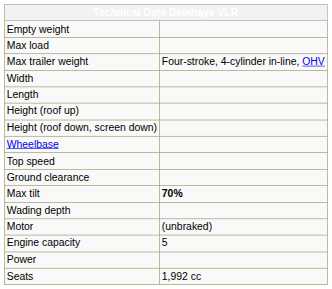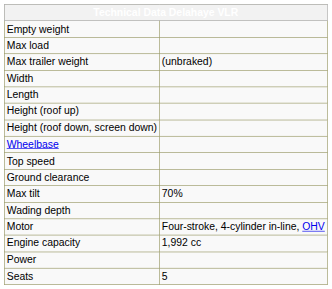(243, 62) Four-stroke, 4-cylinder in-line, OHV -> (187, 62) (unbraked)
(172, 194) bold -> (172, 194) normal
(187, 227) (unbraked) -> (243, 227) Four-stroke, 4-cylinder in-line, OHV
(165, 243) 5 -> (181, 243) 1,992 cc
(181, 276) 1,992 cc -> (165, 276) 5
